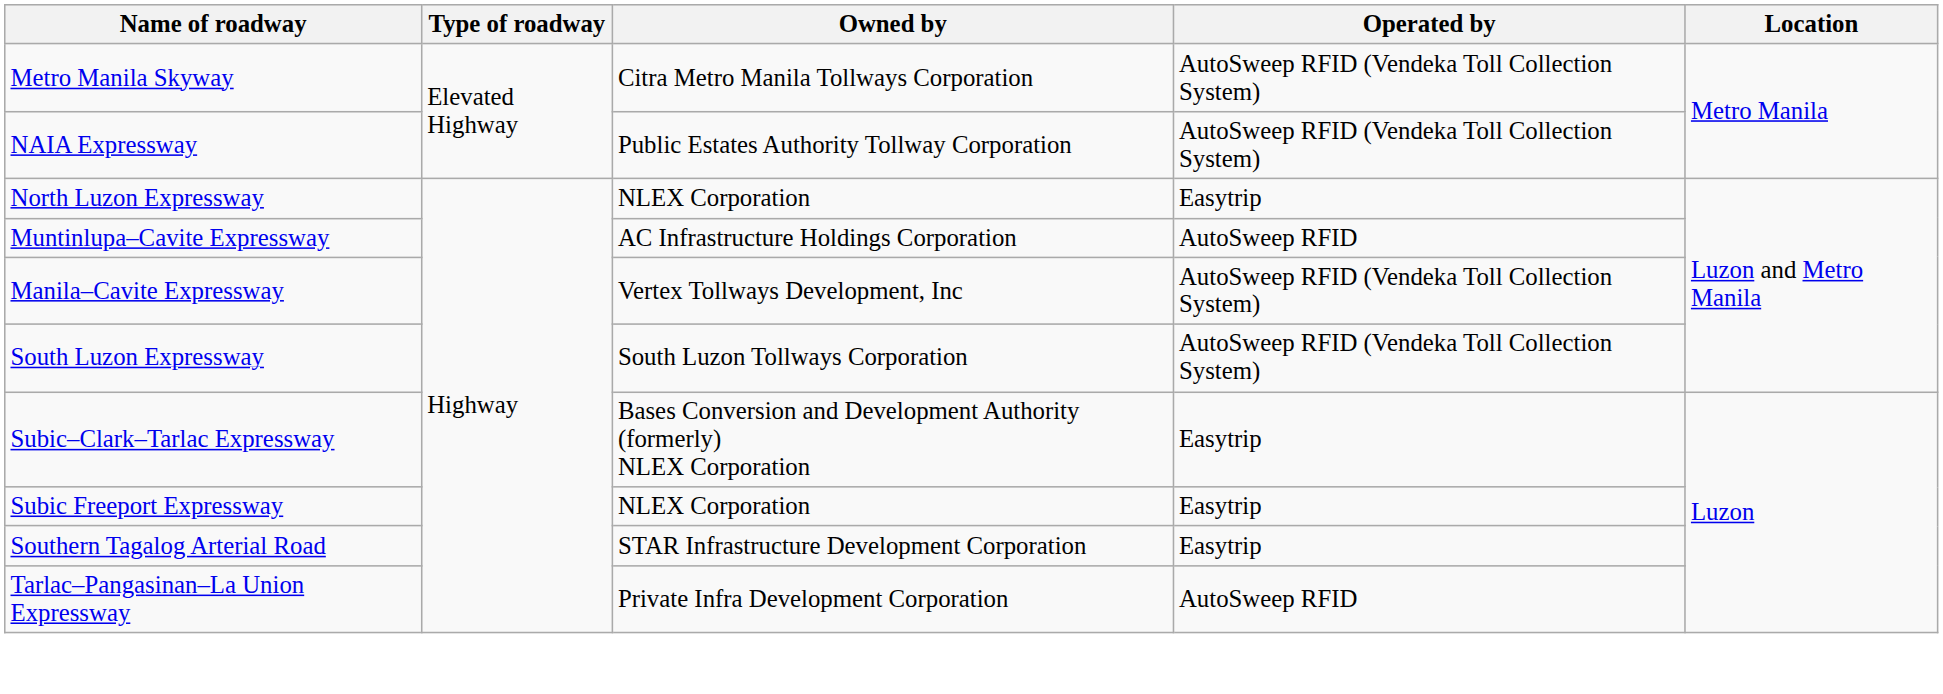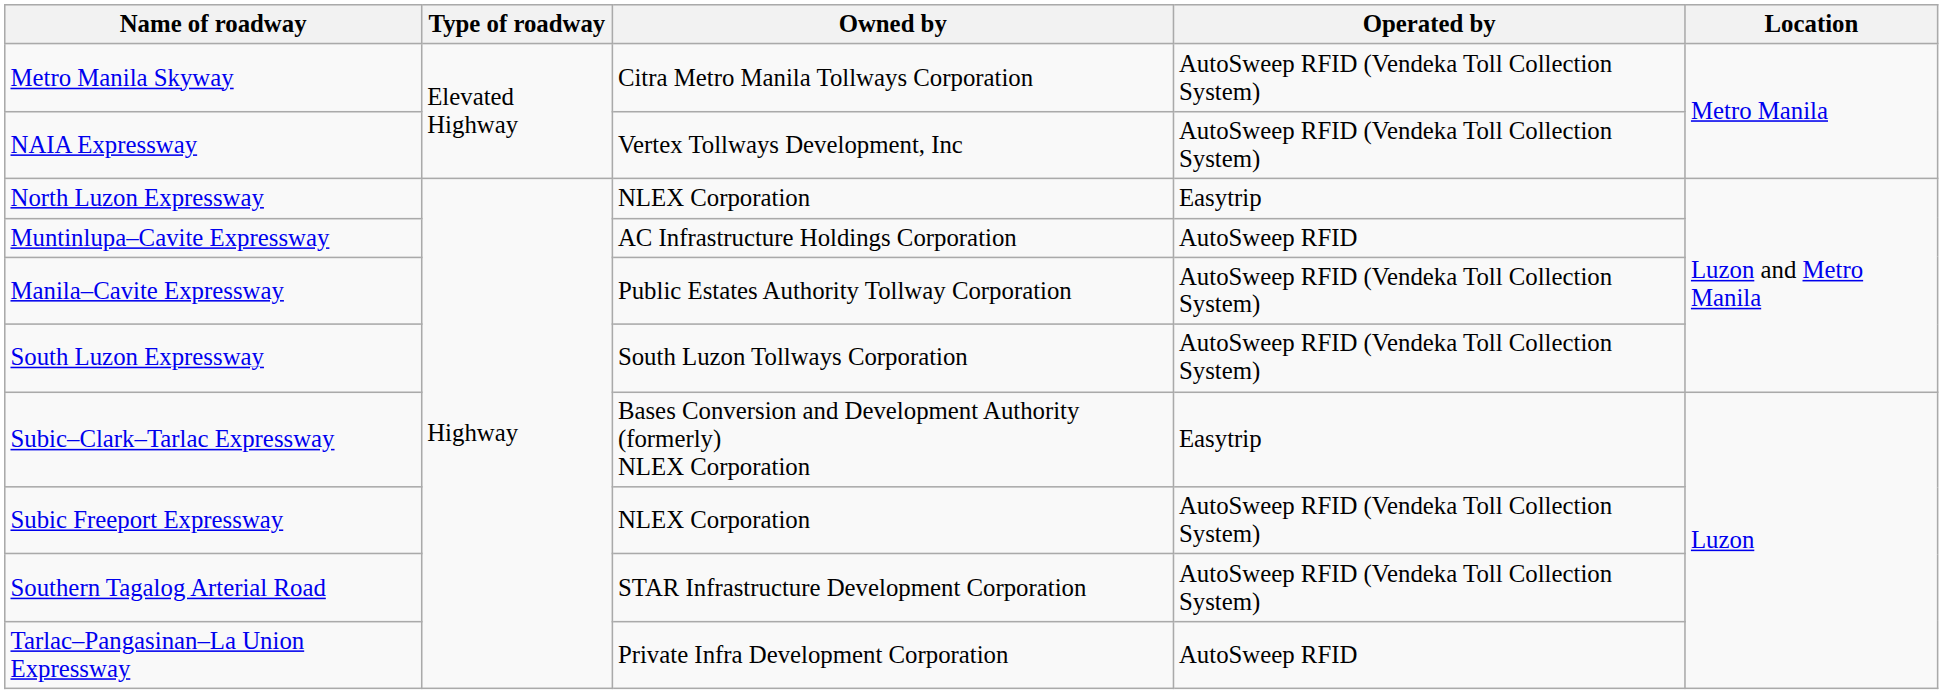(845, 144) Public Estates Authority Tollway Corporation -> (790, 144) Vertex Tollways Development, Inc
(790, 290) Vertex Tollways Development, Inc -> (845, 290) Public Estates Authority Tollway Corporation
(1220, 506) Easytrip -> (1396, 520) AutoSweep RFID (Vendeka Toll Collection System)
(1220, 545) Easytrip -> (1396, 587) AutoSweep RFID (Vendeka Toll Collection System)
